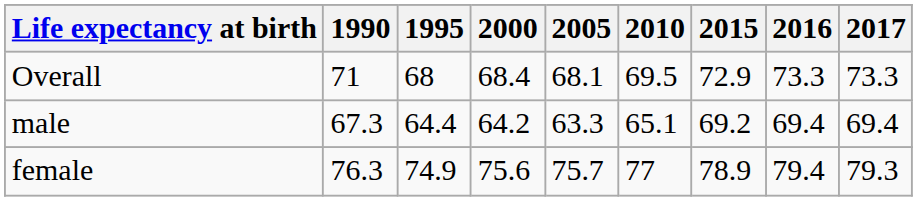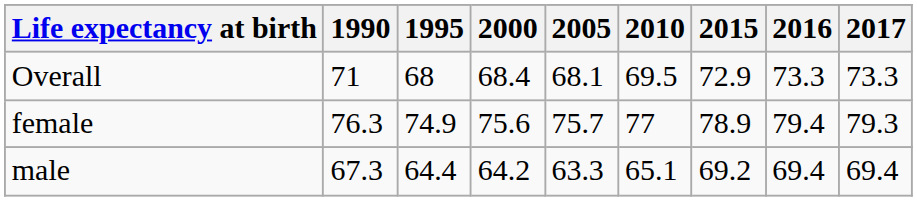rows swapped: (53, 170) <-> (41, 123)
